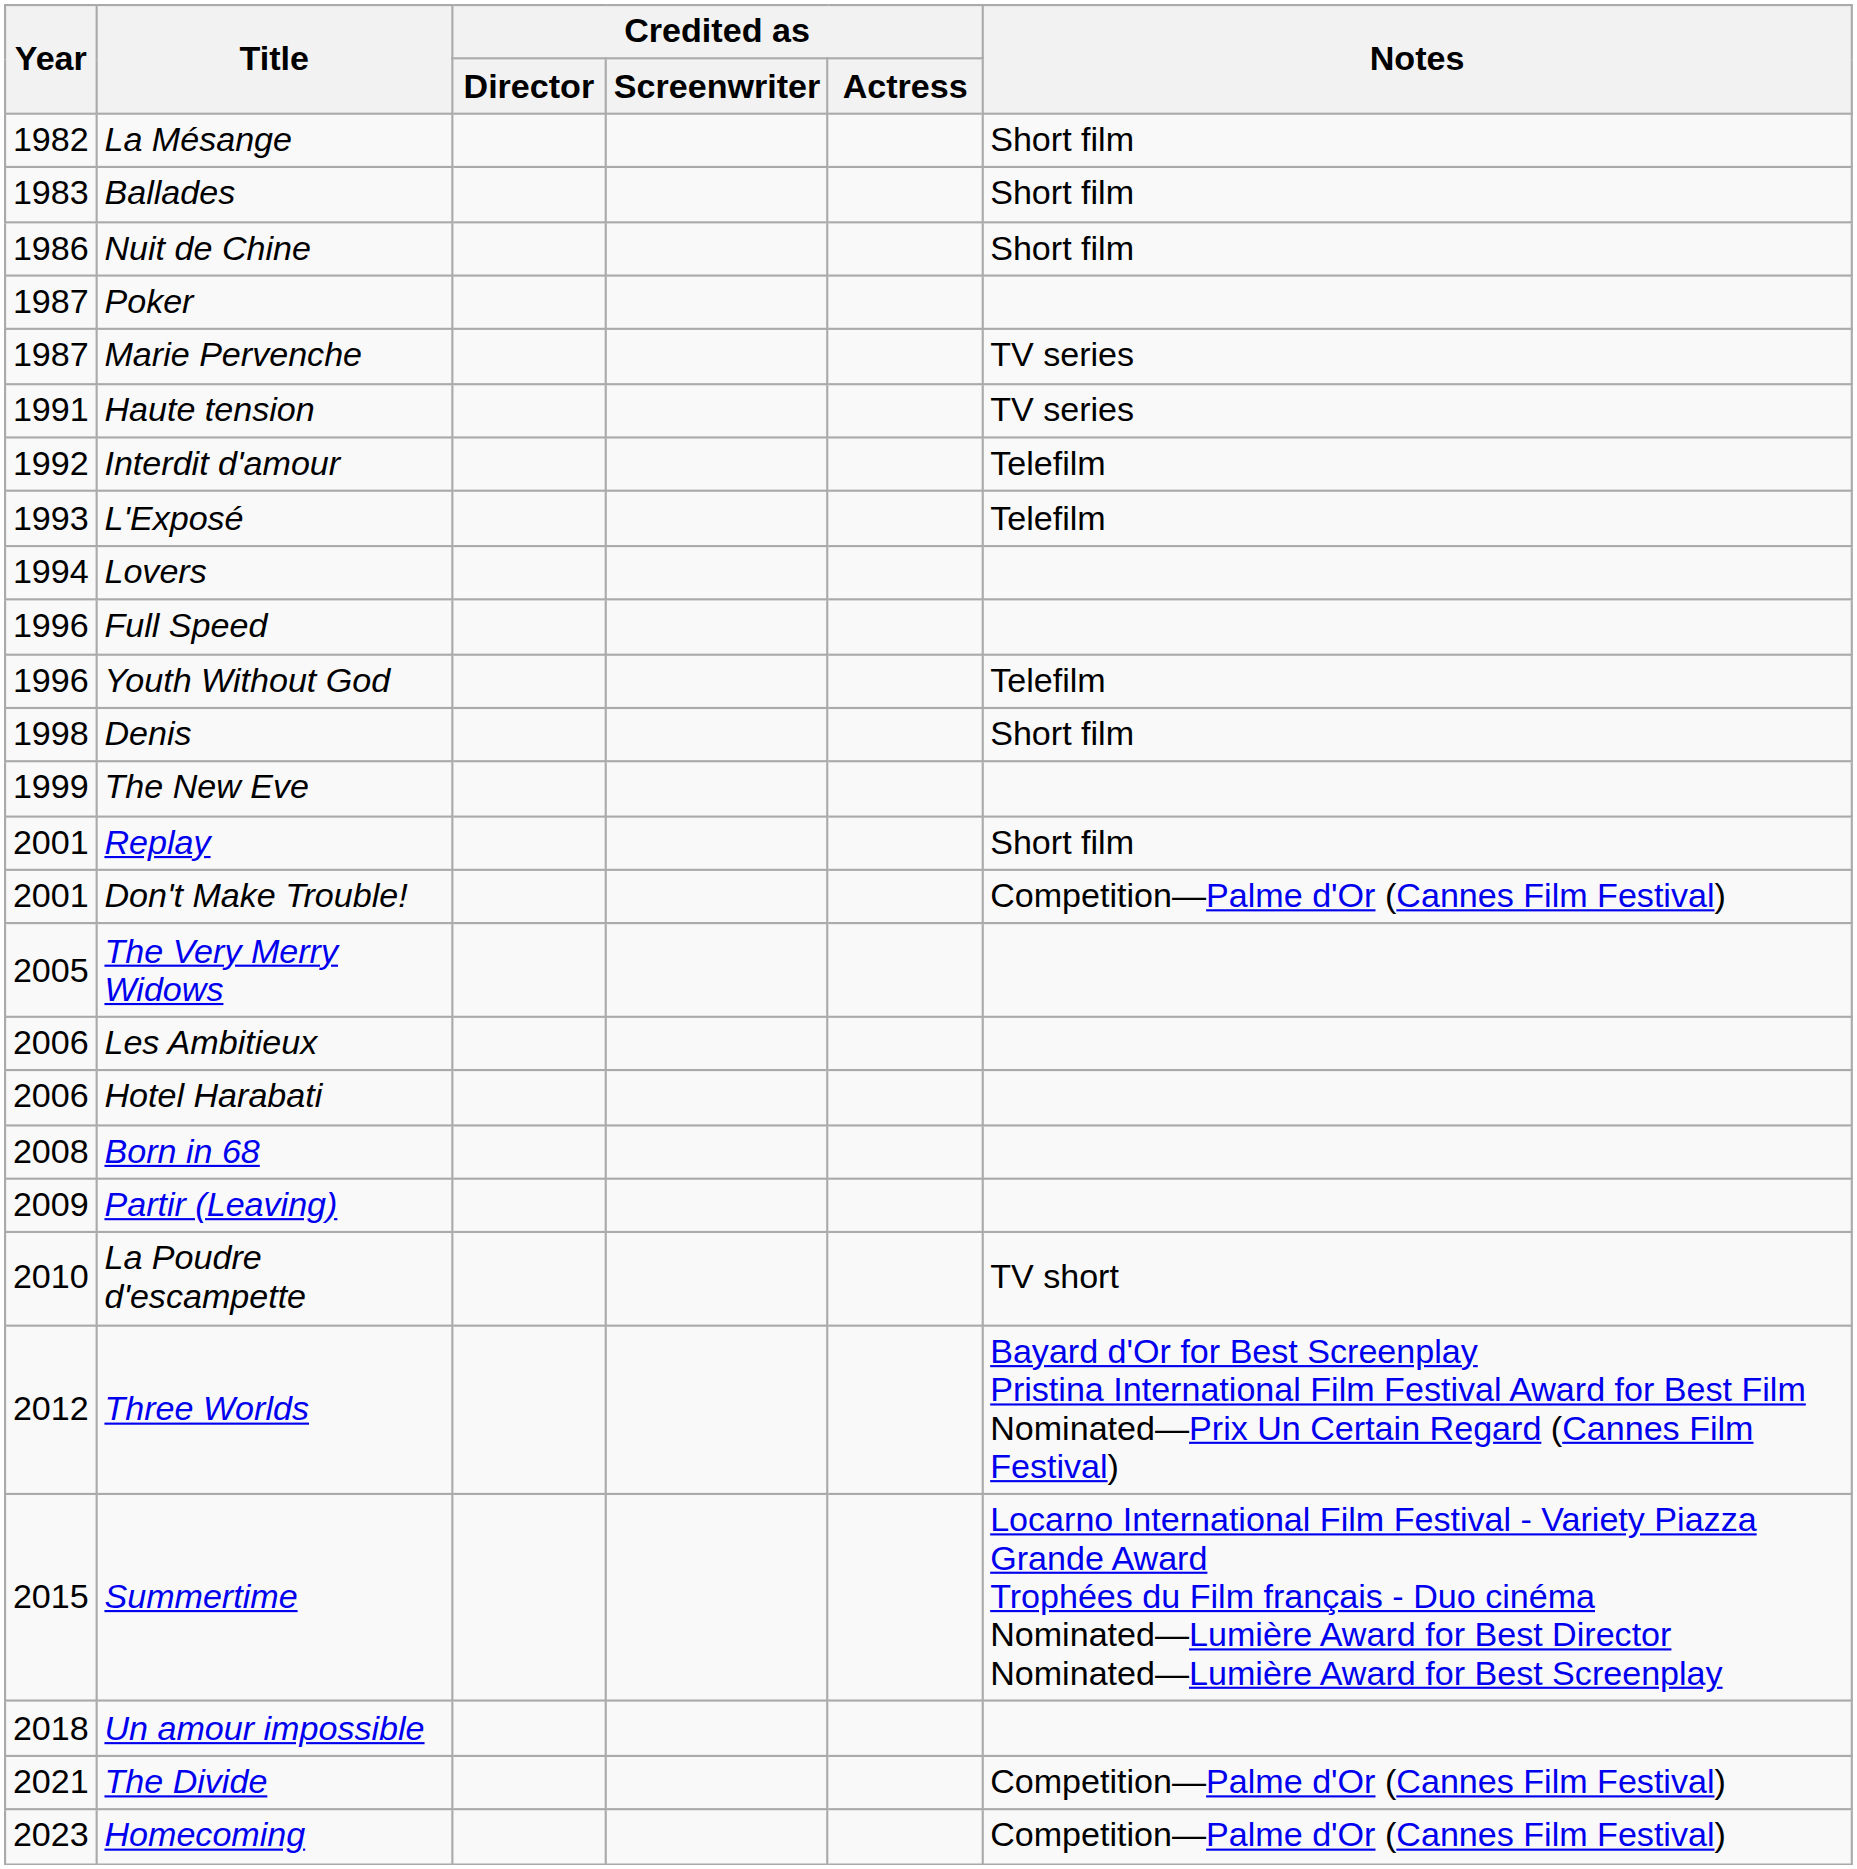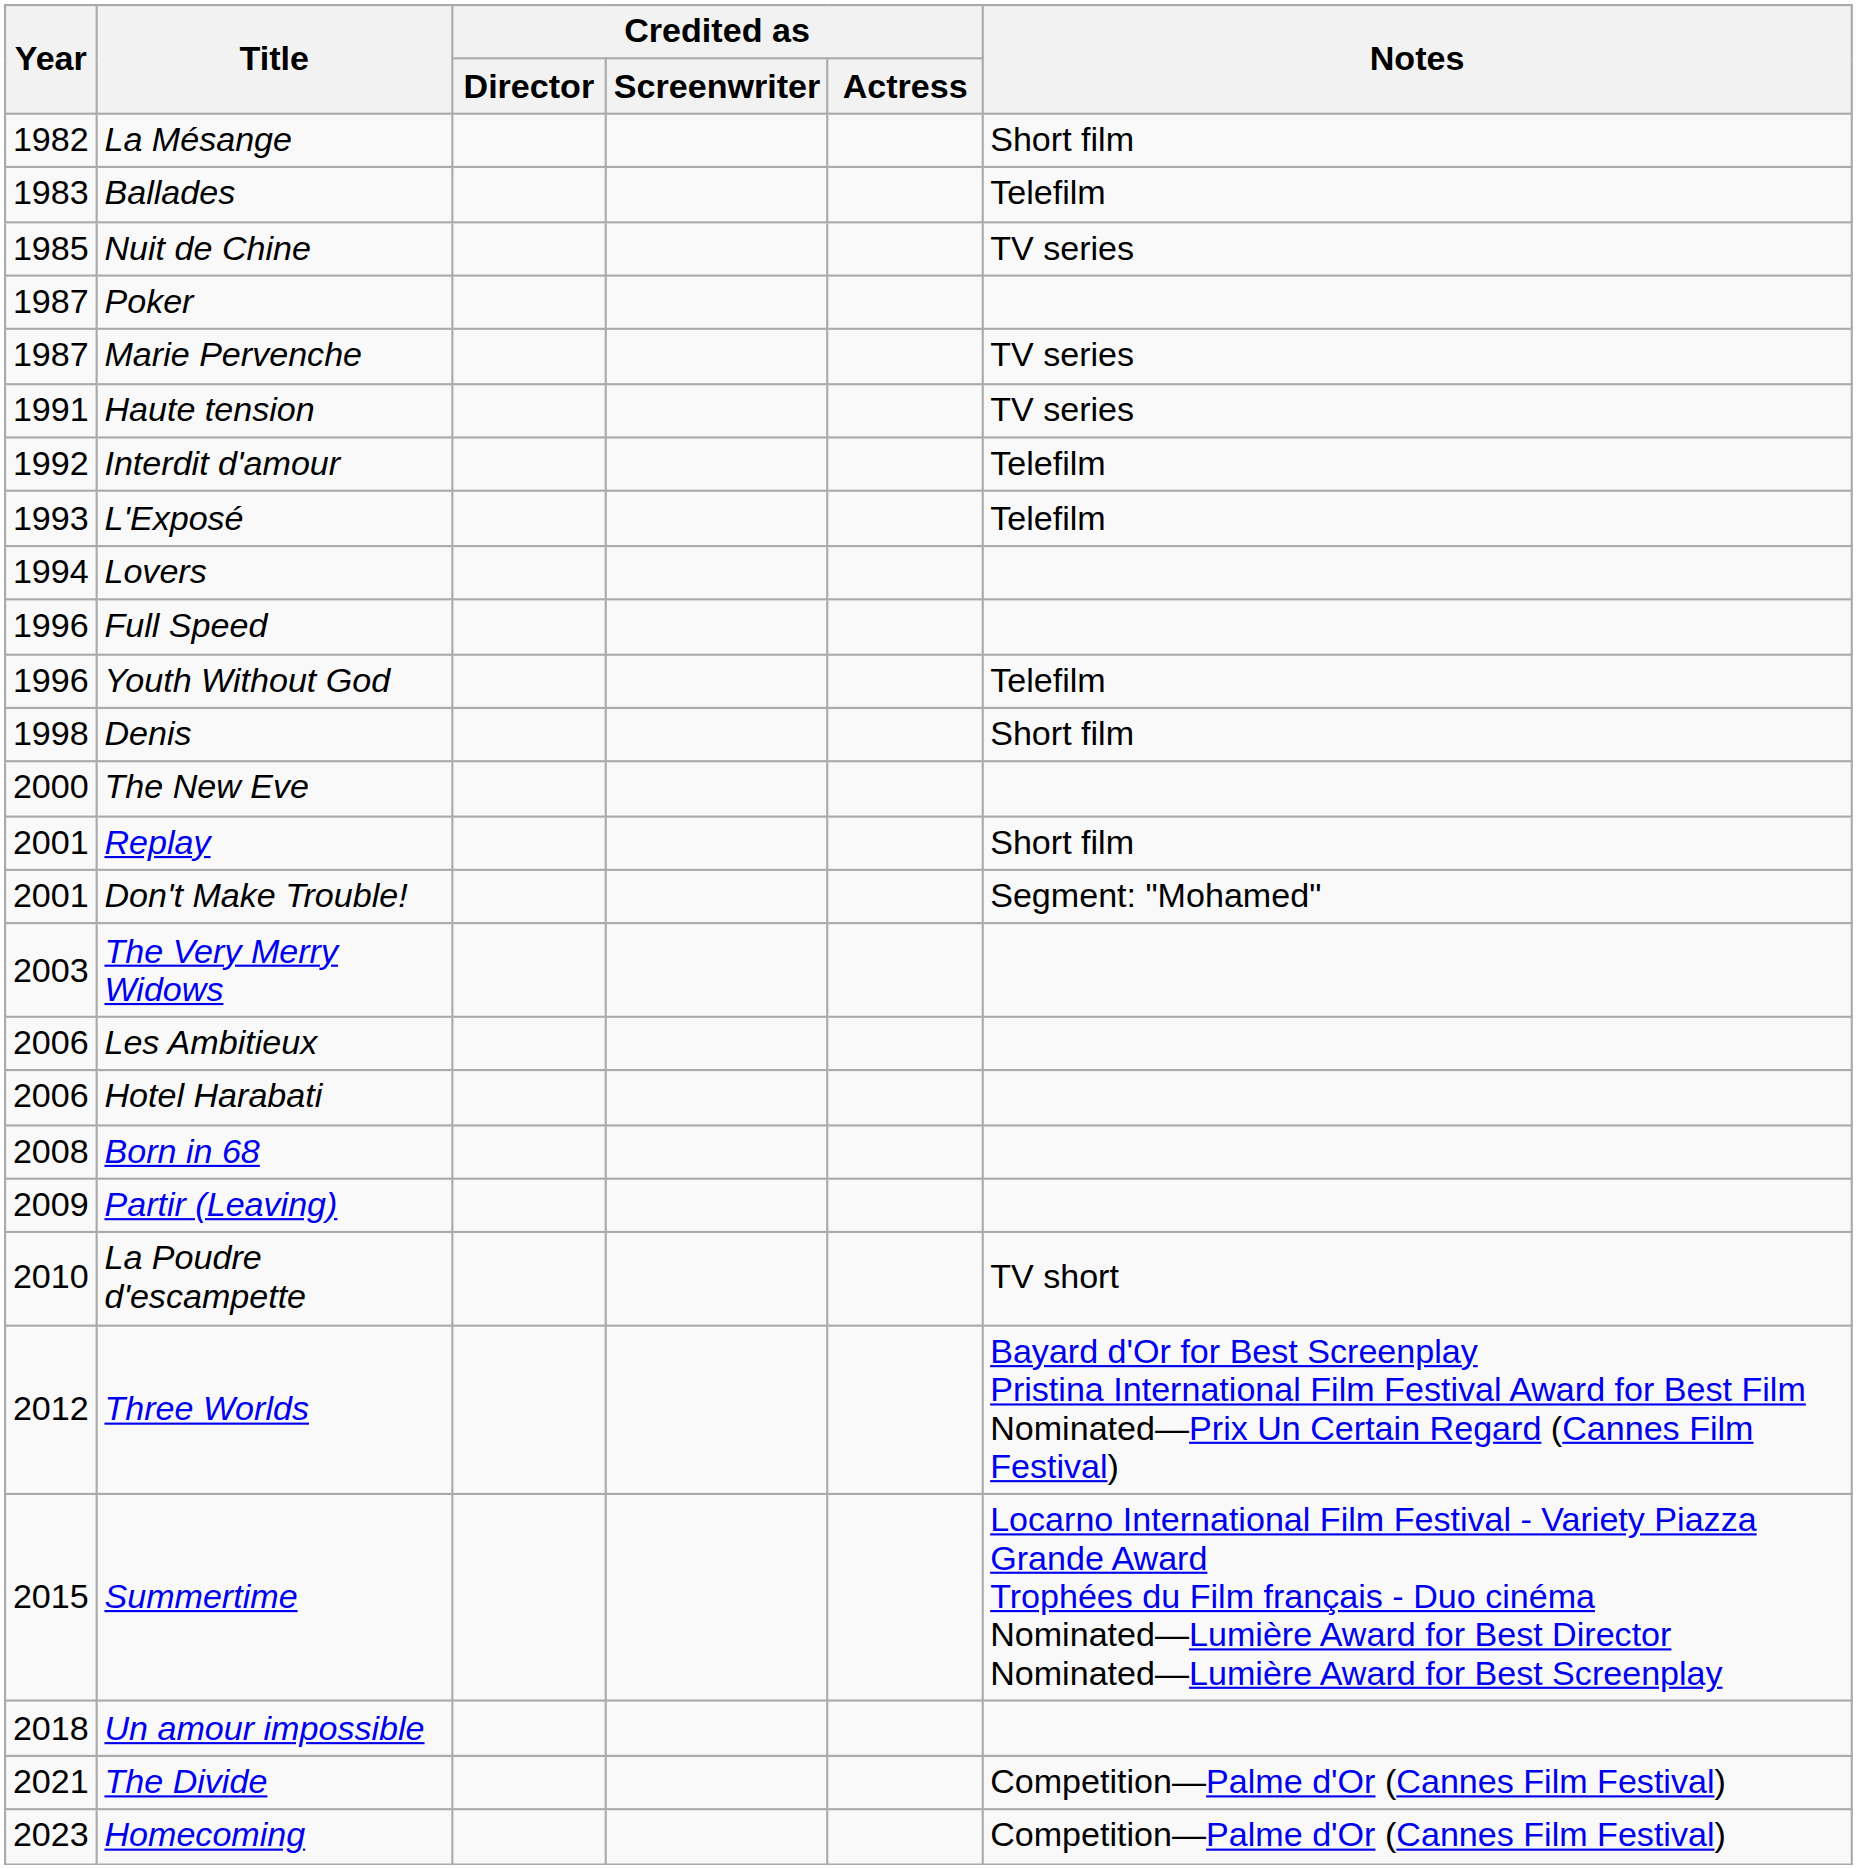(1062, 193) Short film -> (1048, 193) Telefilm
(51, 247) 1986 -> (51, 247) 1985
(1062, 247) Short film -> (1062, 247) TV series
(51, 788) 1999 -> (51, 788) 2000
(1358, 896) Competition—Palme d'Or (Cannes Film Festival) -> (1156, 896) Segment: "Mohamed"
(51, 969) 2005 -> (51, 969) 2003
